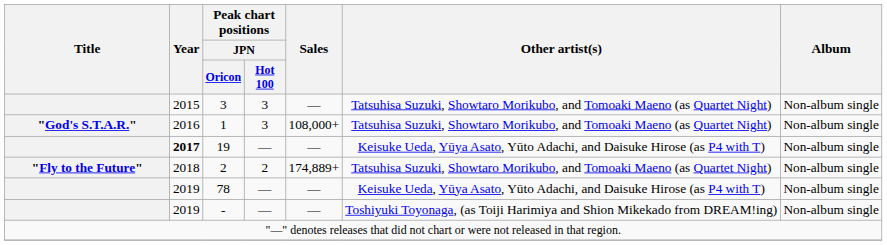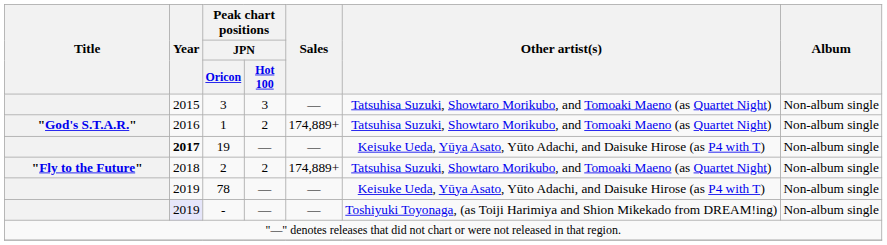(265, 125) 3 -> (265, 125) 2
(314, 125) 108,000+ -> (314, 125) 174,889+
(186, 209) no background -> (186, 209) lavender background
